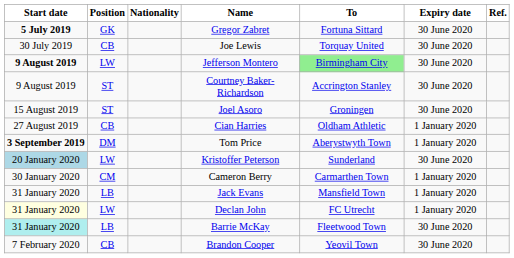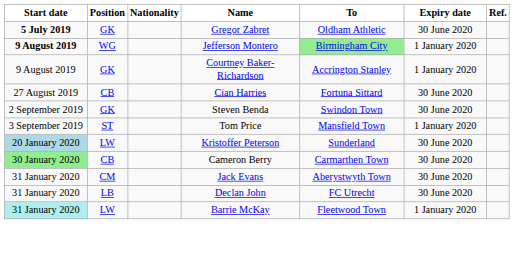(352, 30) Fortuna Sittard -> (352, 30) Oldham Athletic
- row: (240, 47)
(107, 63) LW -> (107, 47) WG
(445, 63) 30 June 2020 -> (445, 47) 1 January 2020
(107, 86) ST -> (107, 69) GK
(445, 86) 30 June 2020 -> (445, 69) 1 January 2020
- row: (240, 109)
(352, 126) Oldham Athletic -> (352, 92) Fortuna Sittard
(445, 126) 1 January 2020 -> (445, 92) 30 June 2020
+ row: (240, 109)
(46, 143) bold -> (46, 126) normal
(107, 143) DM -> (107, 126) ST
(352, 143) Aberystwyth Town -> (352, 126) Mansfield Town
(46, 177) no background -> (46, 160) lightgreen background
(107, 177) CM -> (107, 160) CB
(445, 177) 1 January 2020 -> (445, 160) 30 June 2020
(107, 194) LB -> (107, 177) CM
(352, 194) Mansfield Town -> (352, 177) Aberystwyth Town
(445, 194) 1 January 2020 -> (445, 177) 30 June 2020
(46, 210) lightyellow background -> (46, 194) no background
(107, 210) LW -> (107, 194) LB
(445, 210) 1 January 2020 -> (445, 194) 30 June 2020
(107, 227) LB -> (107, 210) LW
(445, 227) 30 June 2020 -> (445, 210) 1 January 2020
- row: (240, 244)
